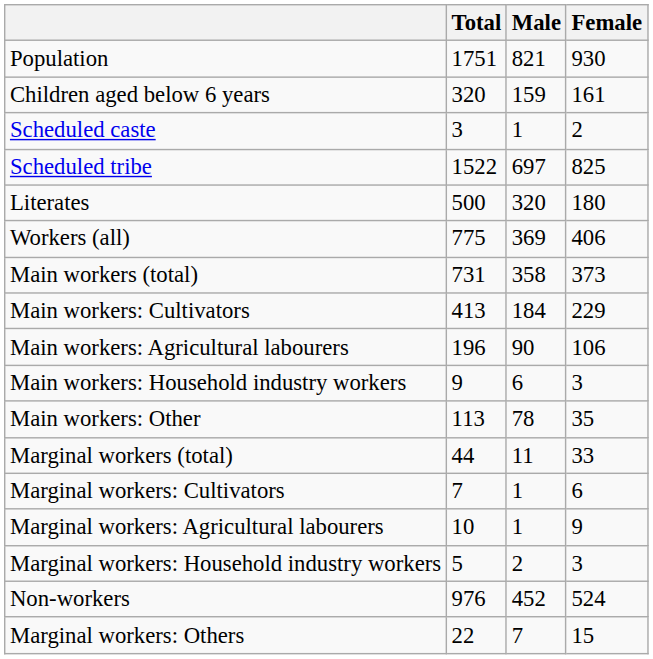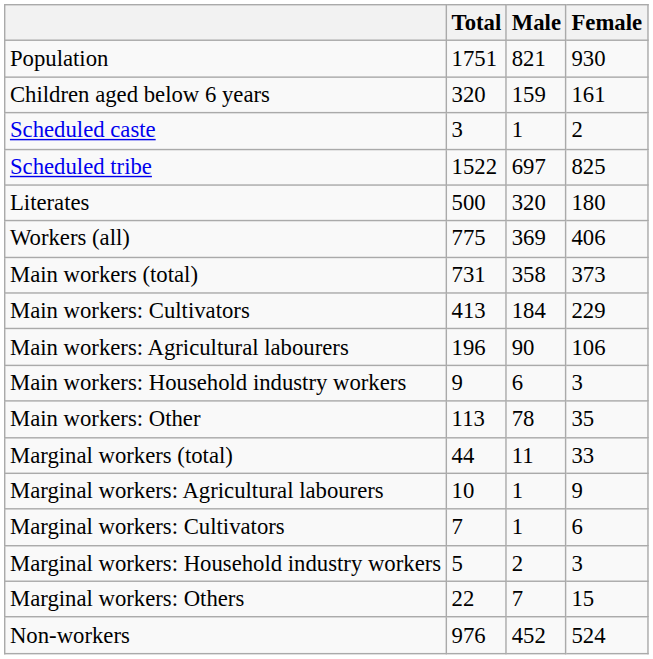rows swapped: (147, 490) <-> (197, 526)
rows swapped: (127, 635) <-> (70, 599)
